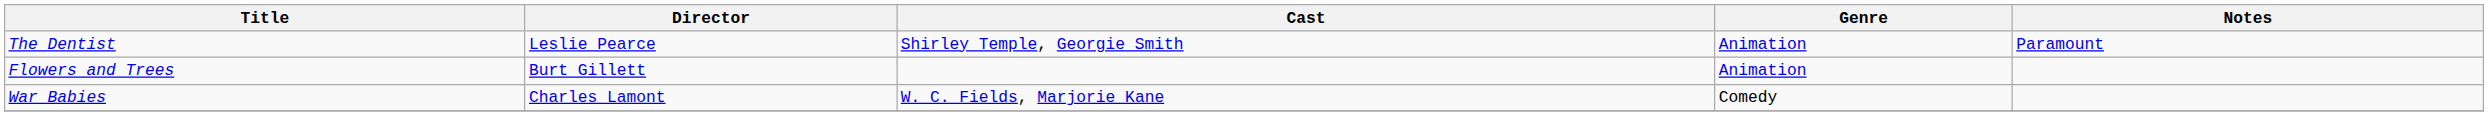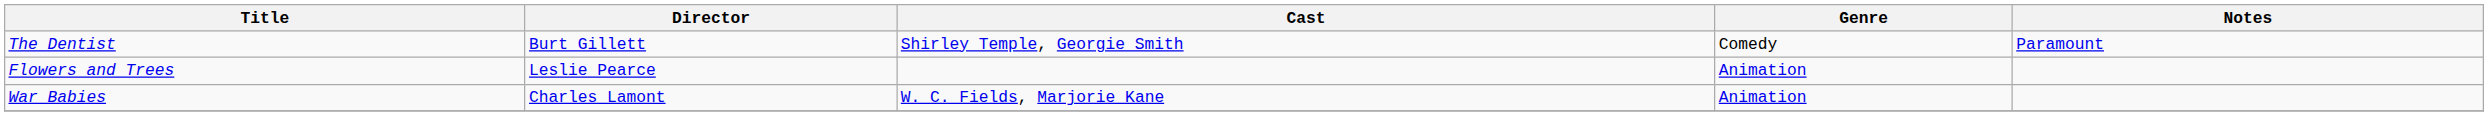(592, 44) Leslie Pearce -> (588, 44) Burt Gillett
(1763, 44) Animation -> (1748, 44) Comedy
(588, 71) Burt Gillett -> (592, 71) Leslie Pearce
(1748, 97) Comedy -> (1763, 97) Animation
